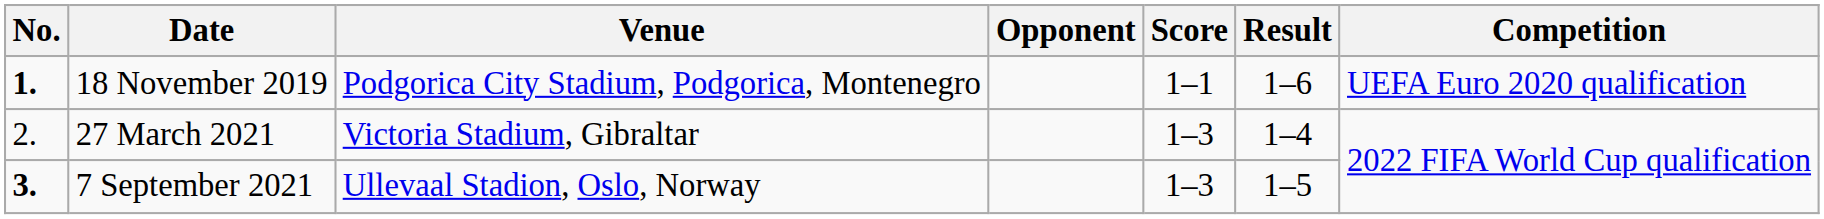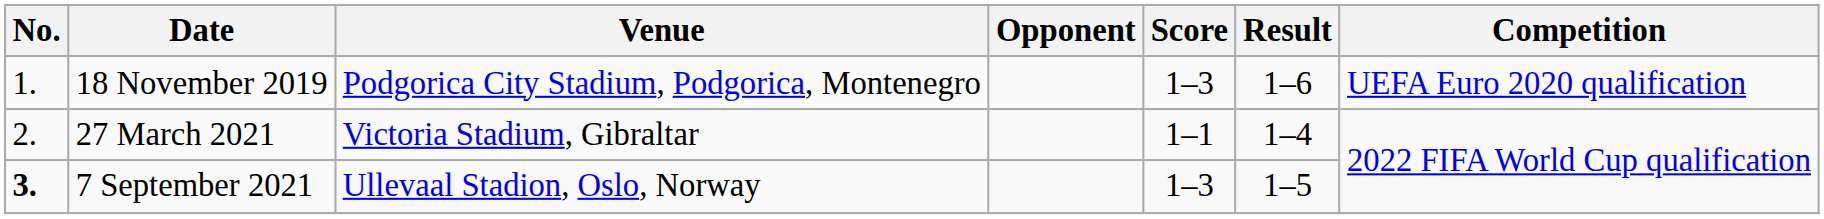(25, 82) bold -> (25, 82) normal
(1189, 82) 1–1 -> (1189, 82) 1–3
(1189, 133) 1–3 -> (1189, 133) 1–1
